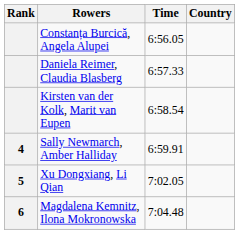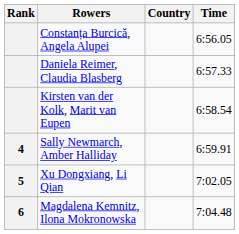columns swapped: (210, 13) <-> (166, 13)
